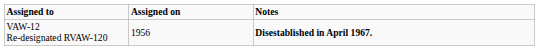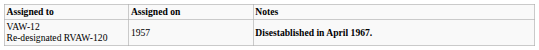(141, 32) 1956 -> (141, 32) 1957
